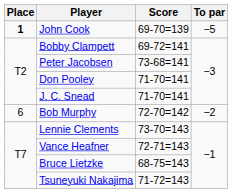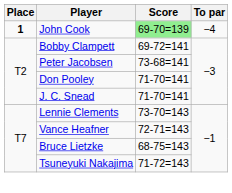(163, 29) no background -> (163, 29) lightgreen background
(209, 29) −5 -> (209, 29) −4
- row: (68, 113)
